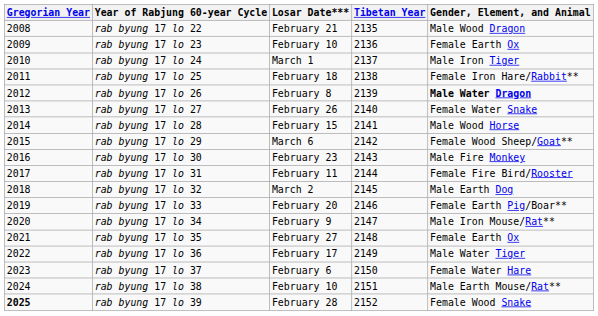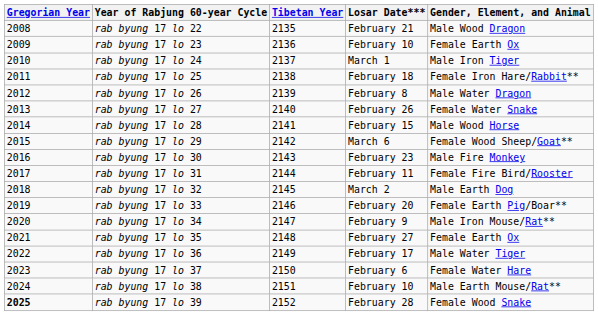columns swapped: (390, 12) <-> (311, 12)
(481, 93) bold -> (481, 93) normal
